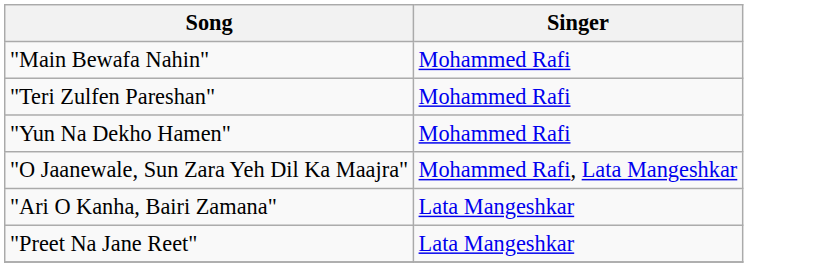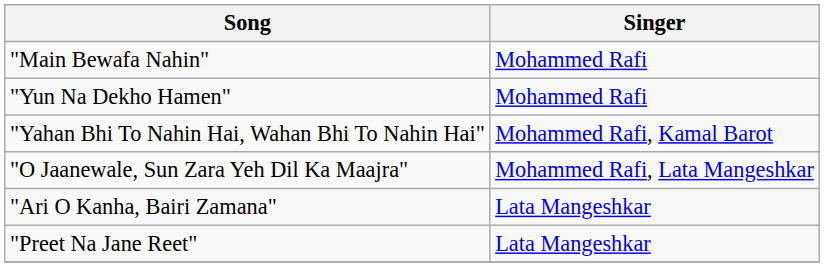- row: (112, 96)
+ row: (247, 133)
